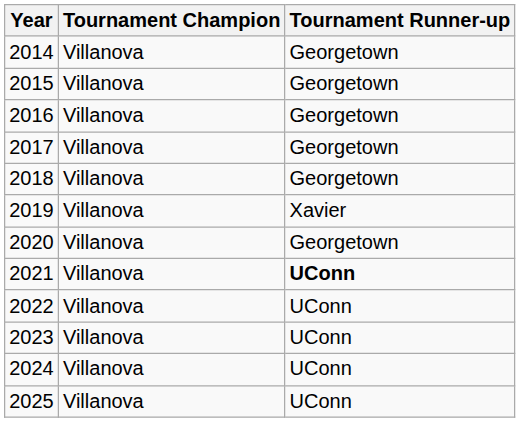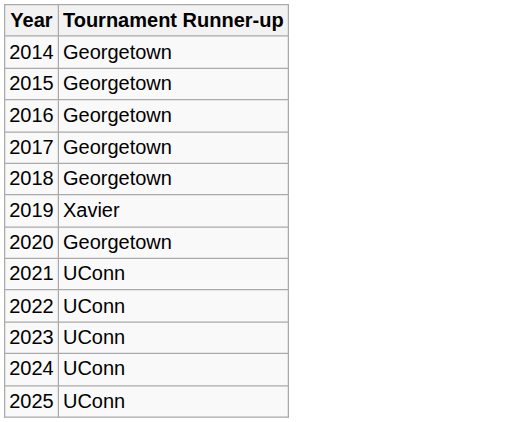- column: (172, 20)
(322, 274) bold -> (94, 274) normal
